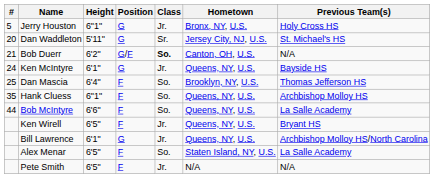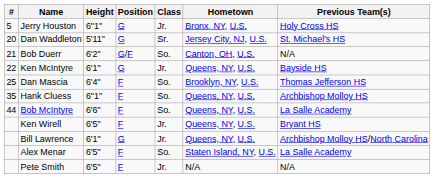(164, 54) bold -> (164, 54) normal
(11, 68) 24 -> (11, 68) 22
